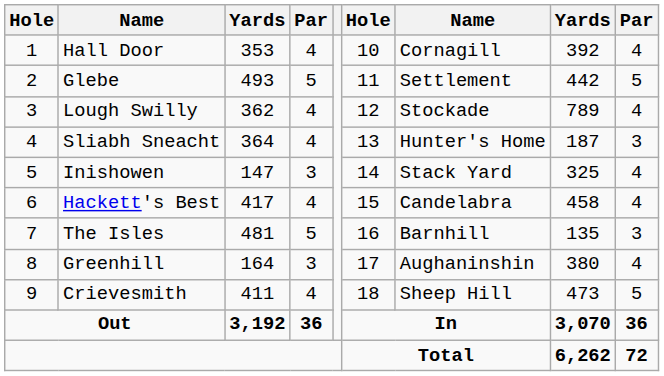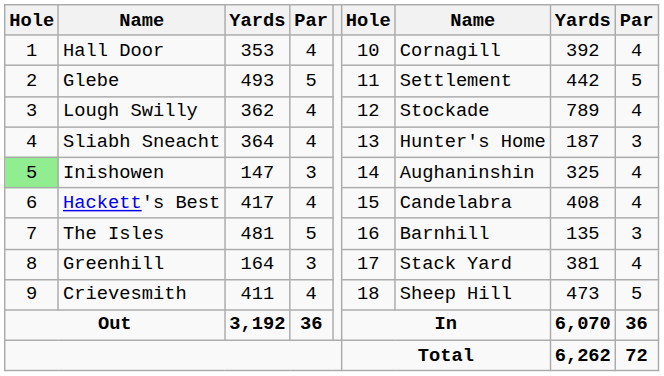(32, 173) no background -> (32, 173) lightgreen background
(456, 173) Stack Yard -> (467, 173) Aughaninshin
(583, 203) 458 -> (583, 203) 408
(467, 264) Aughaninshin -> (456, 264) Stack Yard
(583, 264) 380 -> (583, 264) 381
(583, 325) 3,070 -> (583, 325) 6,070
